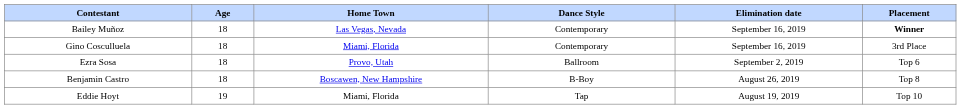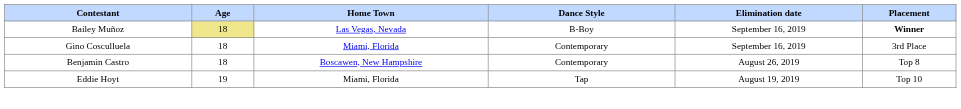(223, 29) no background -> (223, 29) khaki background
(582, 29) Contemporary -> (582, 29) B-Boy
- row: (98, 62)
(582, 79) B-Boy -> (582, 62) Contemporary
